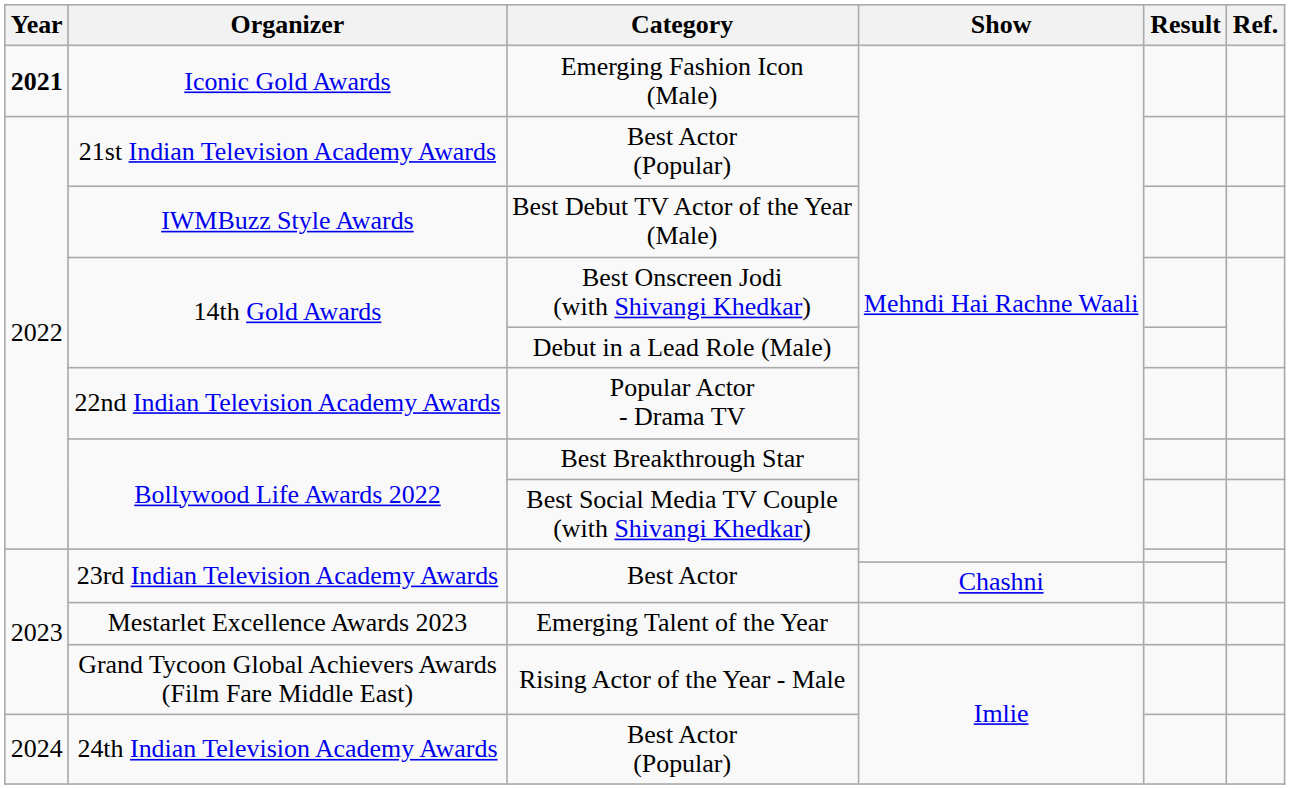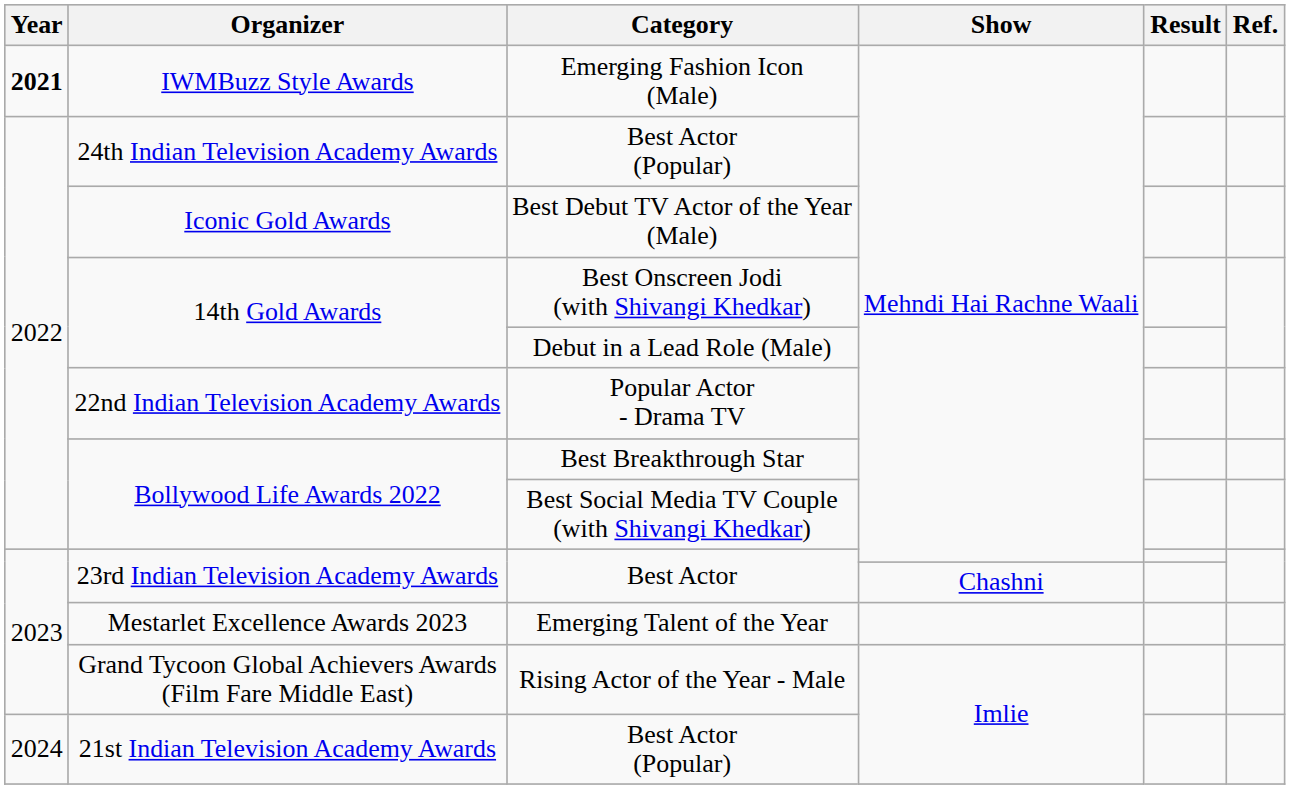(287, 80) Iconic Gold Awards -> (287, 80) IWMBuzz Style Awards
(287, 151) 21st Indian Television Academy Awards -> (287, 151) 24th Indian Television Academy Awards
(287, 221) IWMBuzz Style Awards -> (287, 221) Iconic Gold Awards
(287, 748) 24th Indian Television Academy Awards -> (287, 748) 21st Indian Television Academy Awards
